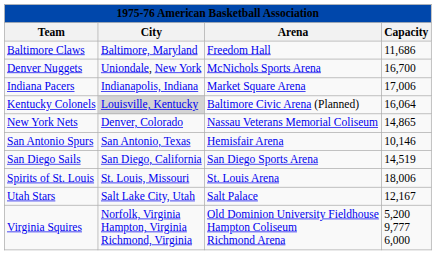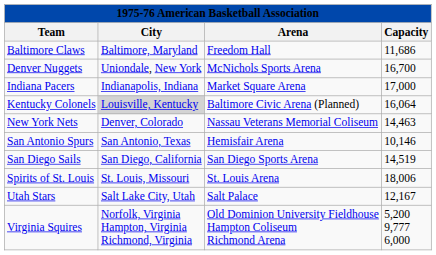(400, 86) 17,006 -> (400, 86) 17,000
(400, 123) 14,865 -> (400, 123) 14,463
